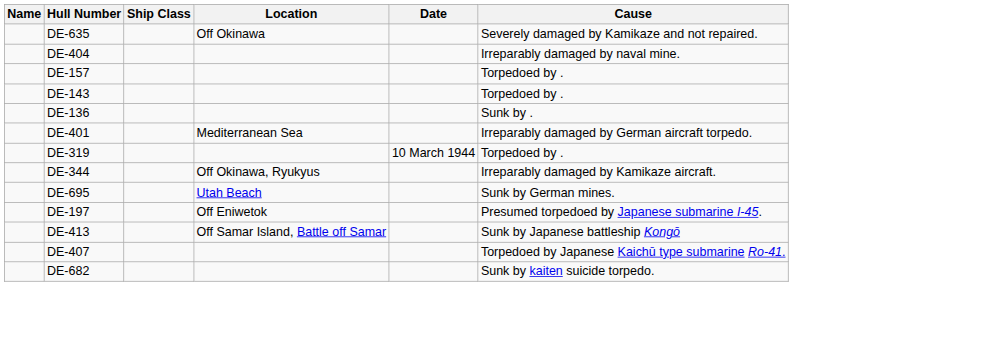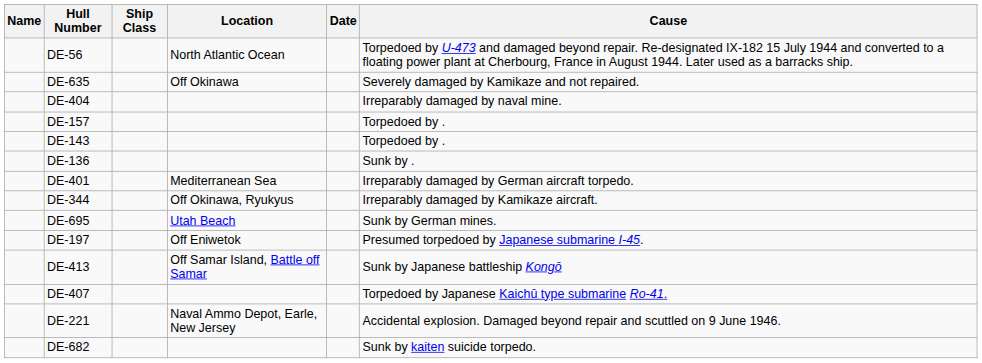+ row: (65, 55)
- row: (68, 152)
+ row: (68, 320)
